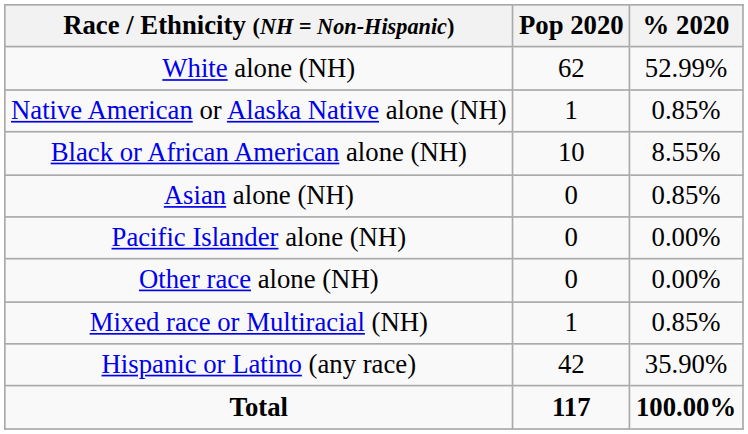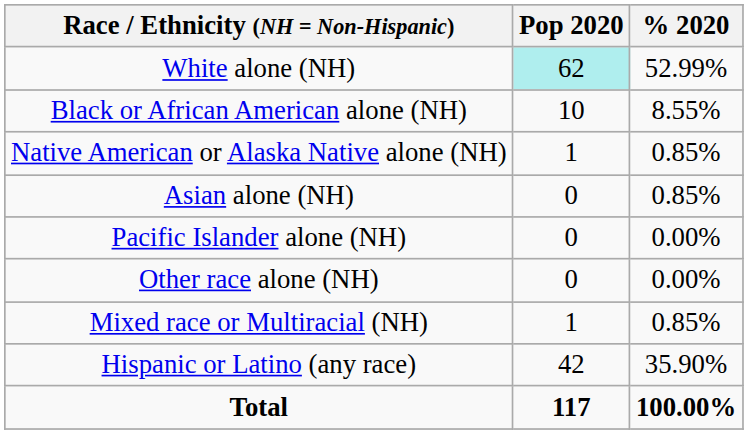(571, 68) no background -> (571, 68) paleturquoise background
rows swapped: (259, 152) <-> (259, 110)
